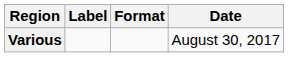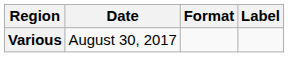columns swapped: (226, 16) <-> (88, 16)
